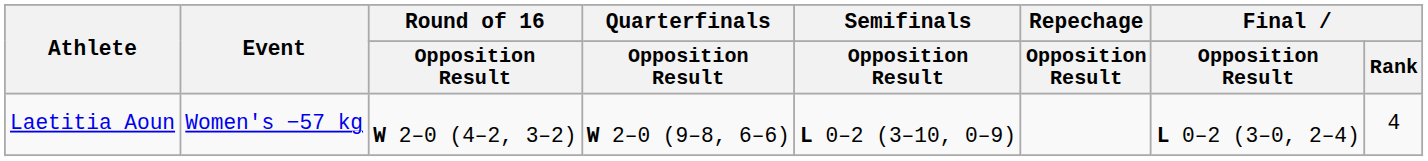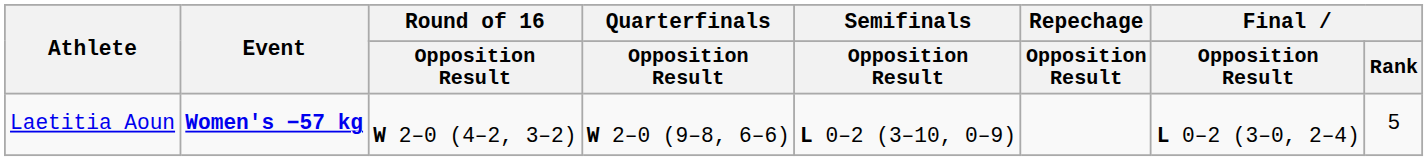(274, 124) normal -> (274, 124) bold
(1394, 124) 4 -> (1394, 124) 5
